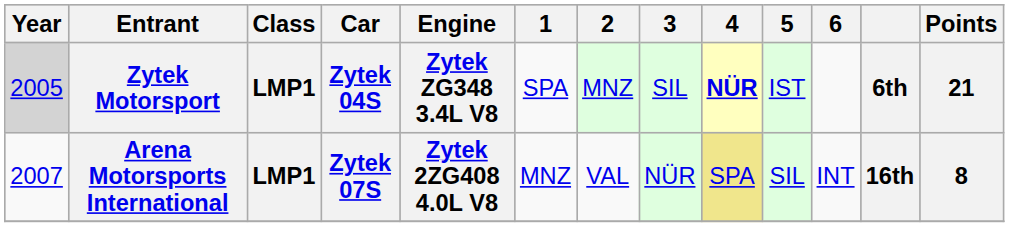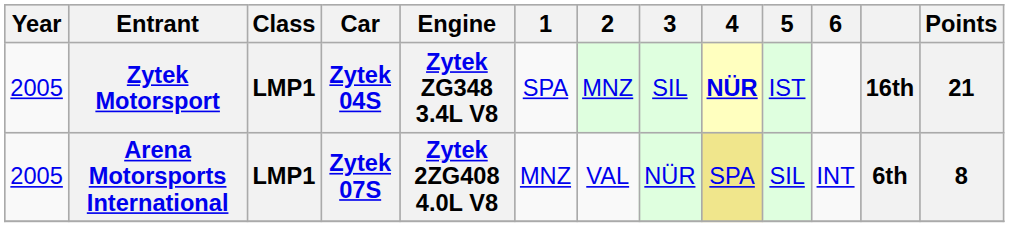(37, 87) lightgrey background -> (37, 87) no background
(890, 87) 6th -> (890, 87) 16th
(37, 177) 2007 -> (37, 177) 2005
(890, 177) 16th -> (890, 177) 6th
